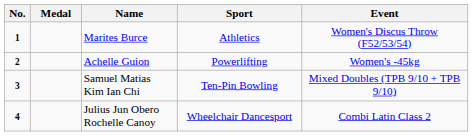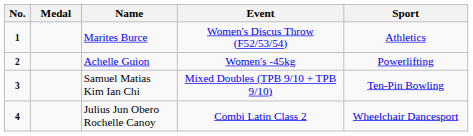columns swapped: (239, 13) <-> (385, 13)
